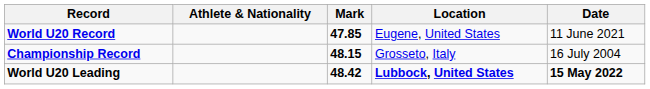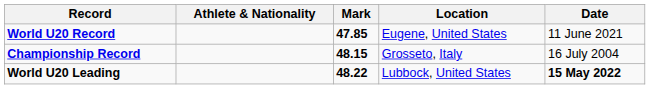(346, 73) 48.42 -> (352, 73) 48.22
(444, 73) bold -> (446, 73) normal
